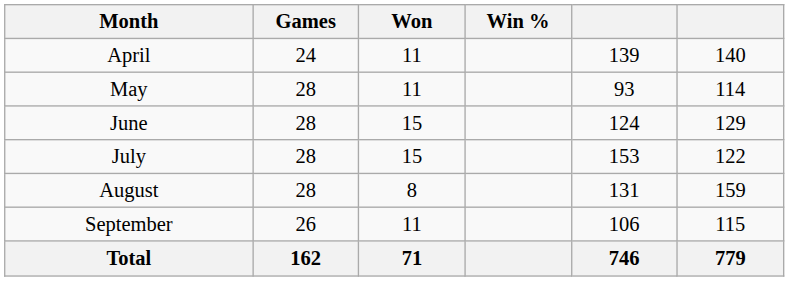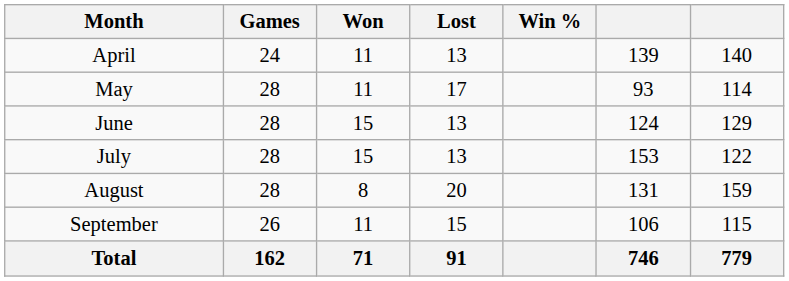+ column: (456, 21)
